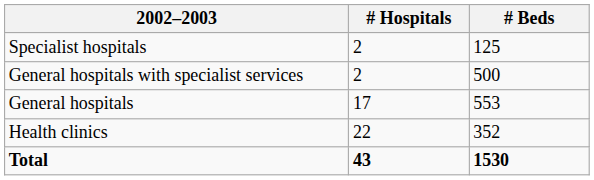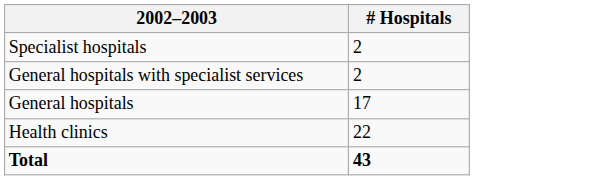- column: (529, 18)
